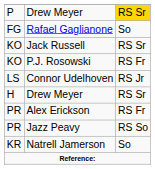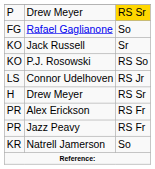(132, 45) RS Sr -> (123, 45) Sr
(132, 62) RS Fr -> (133, 62) RS So
(133, 128) RS So -> (132, 128) RS Fr
